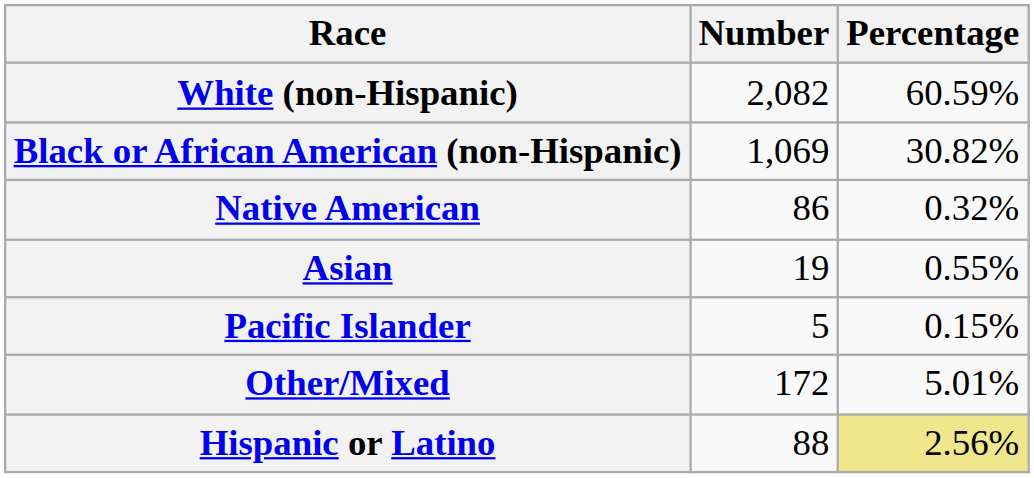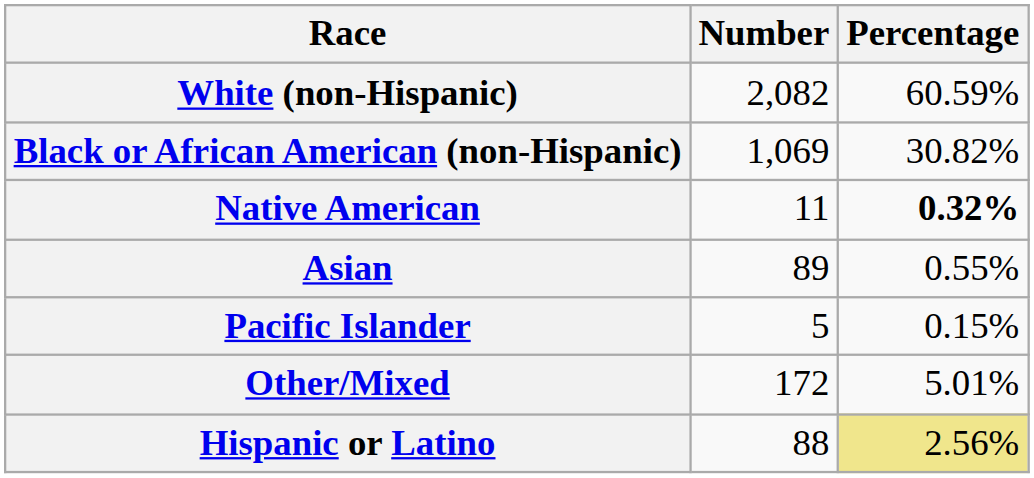(811, 208) 86 -> (812, 208) 11
(972, 208) normal -> (969, 208) bold
(811, 267) 19 -> (811, 267) 89
